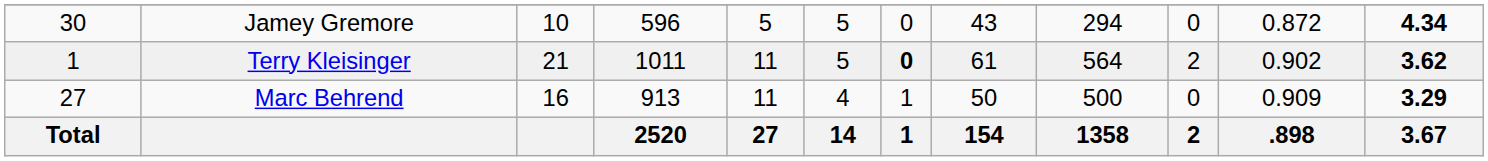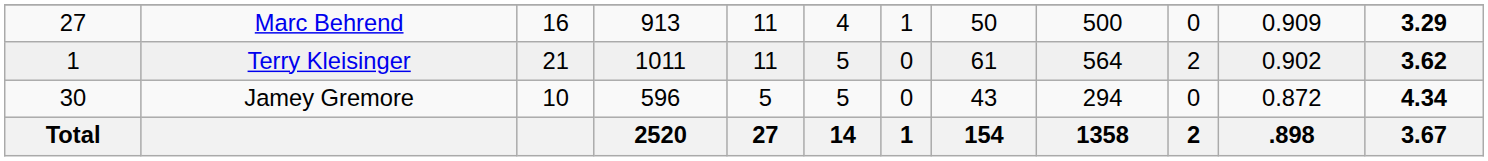rows swapped: (329, 98) <-> (329, 23)
(907, 60) bold -> (907, 60) normal
